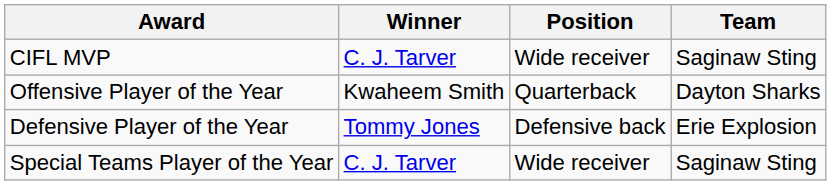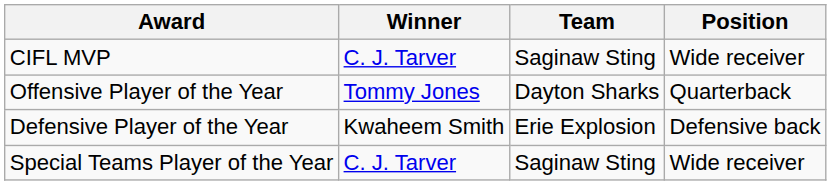columns swapped: (590, 22) <-> (748, 22)
(424, 92) Kwaheem Smith -> (412, 92) Tommy Jones
(412, 127) Tommy Jones -> (424, 127) Kwaheem Smith
